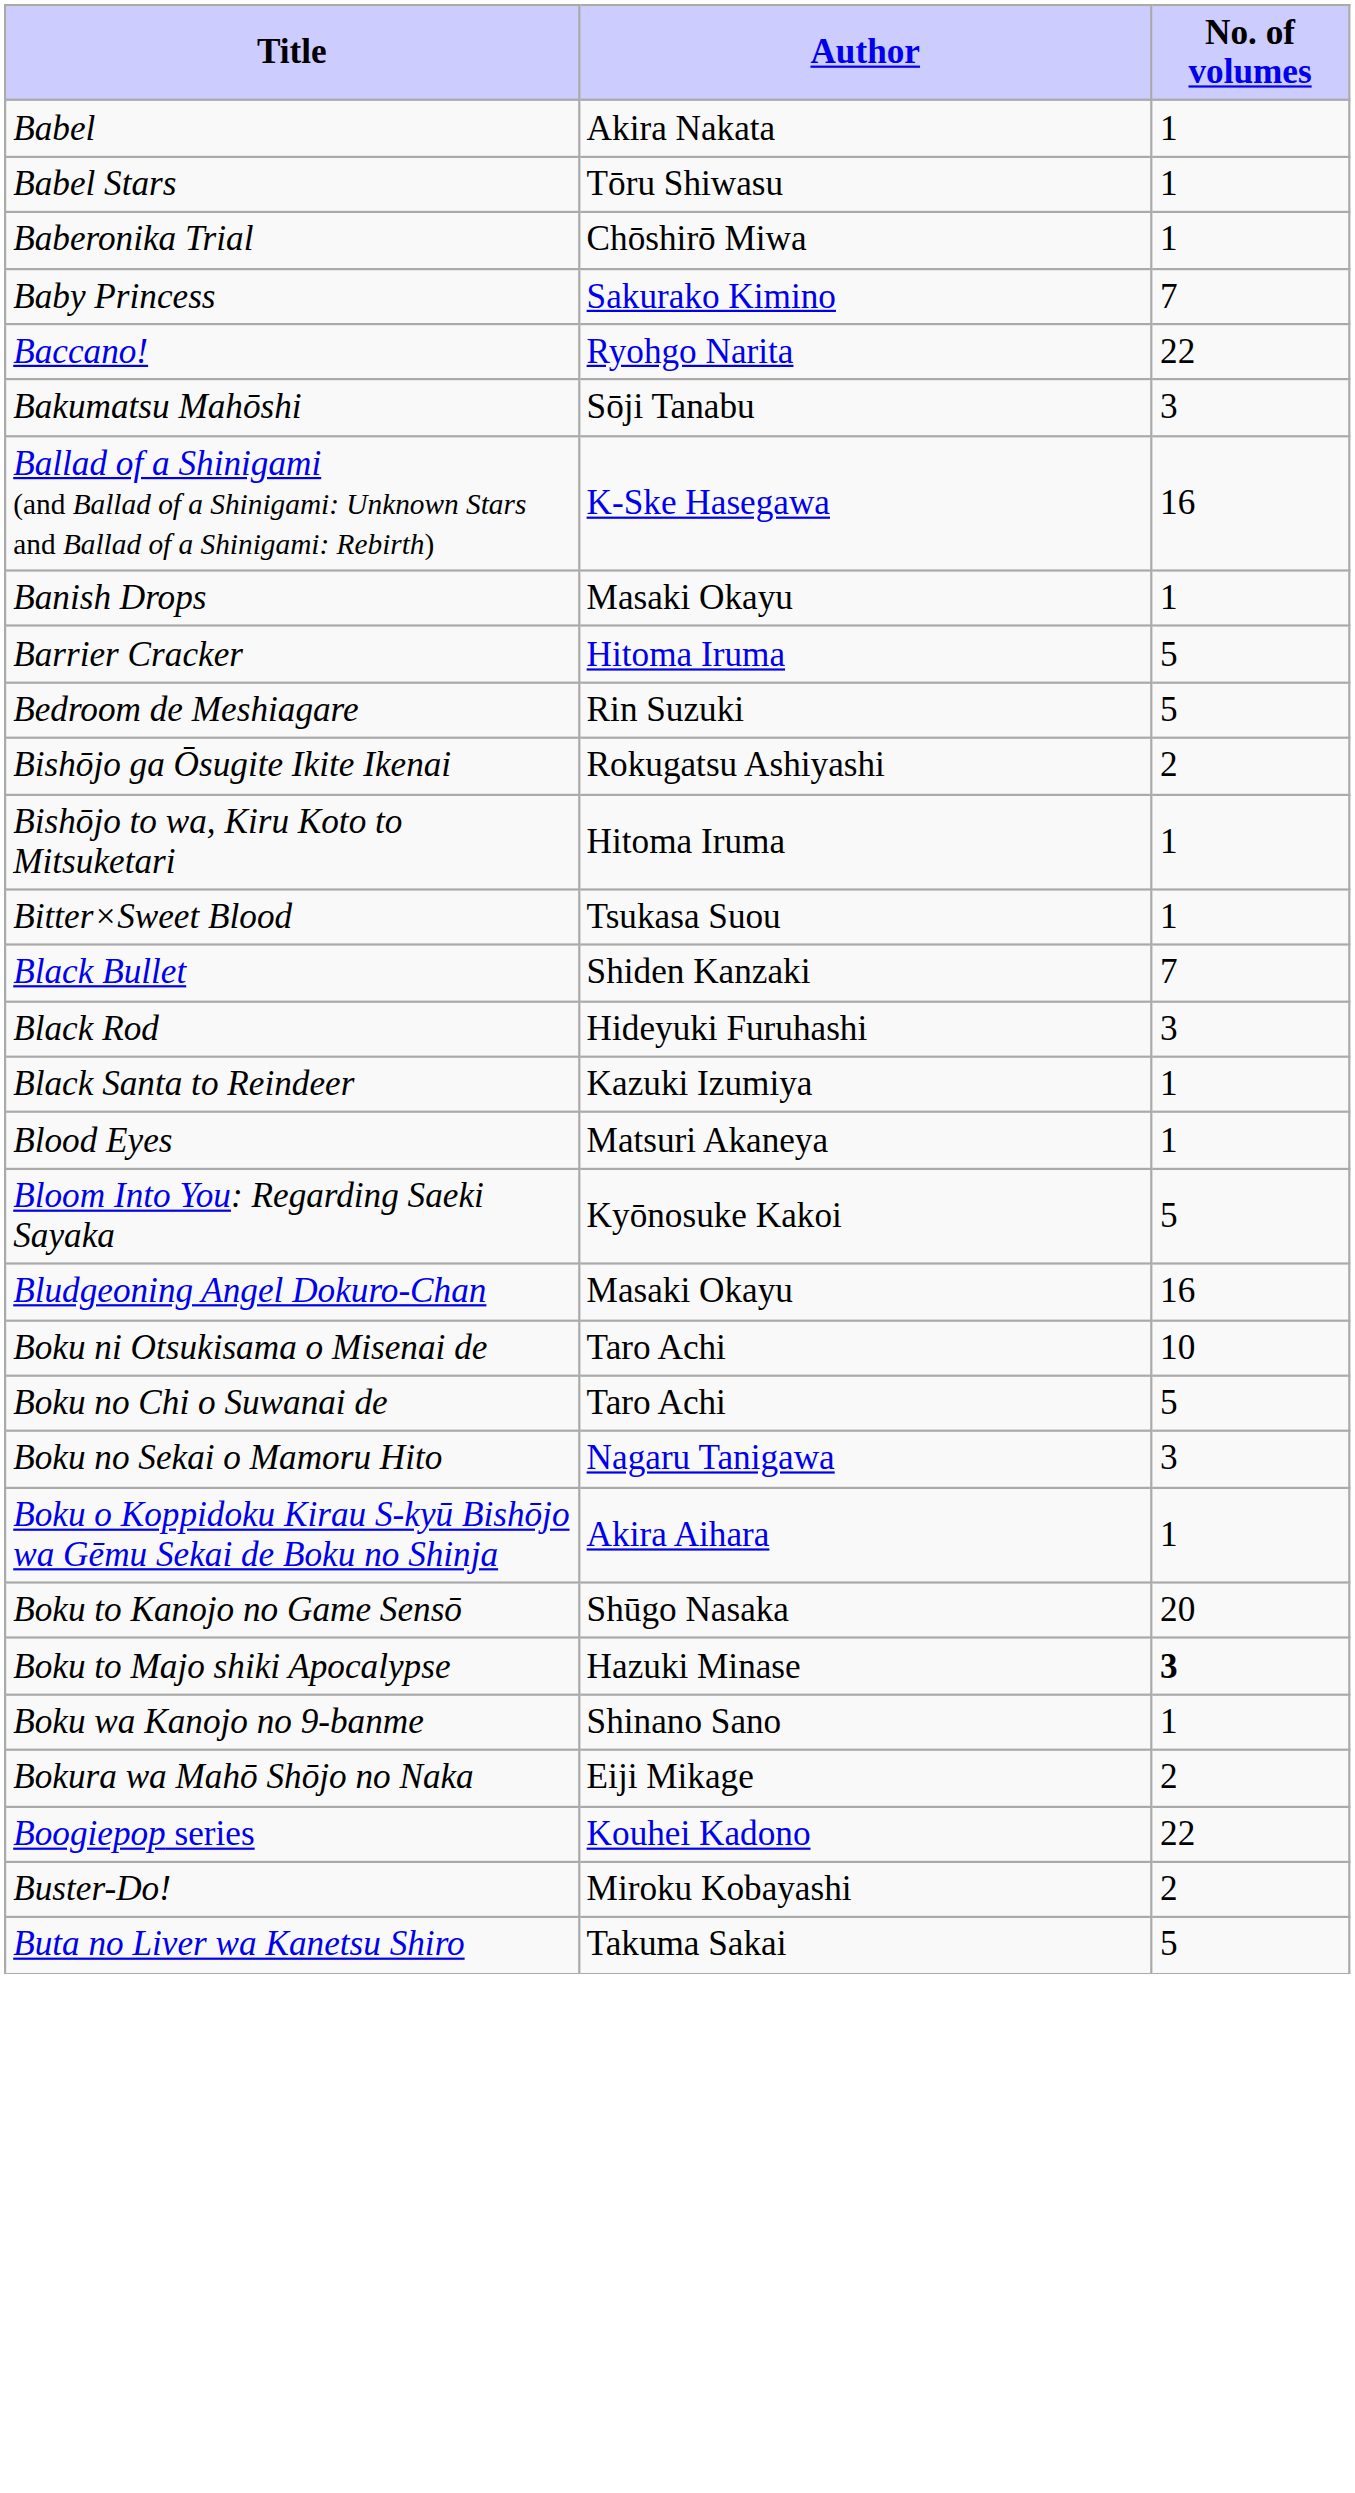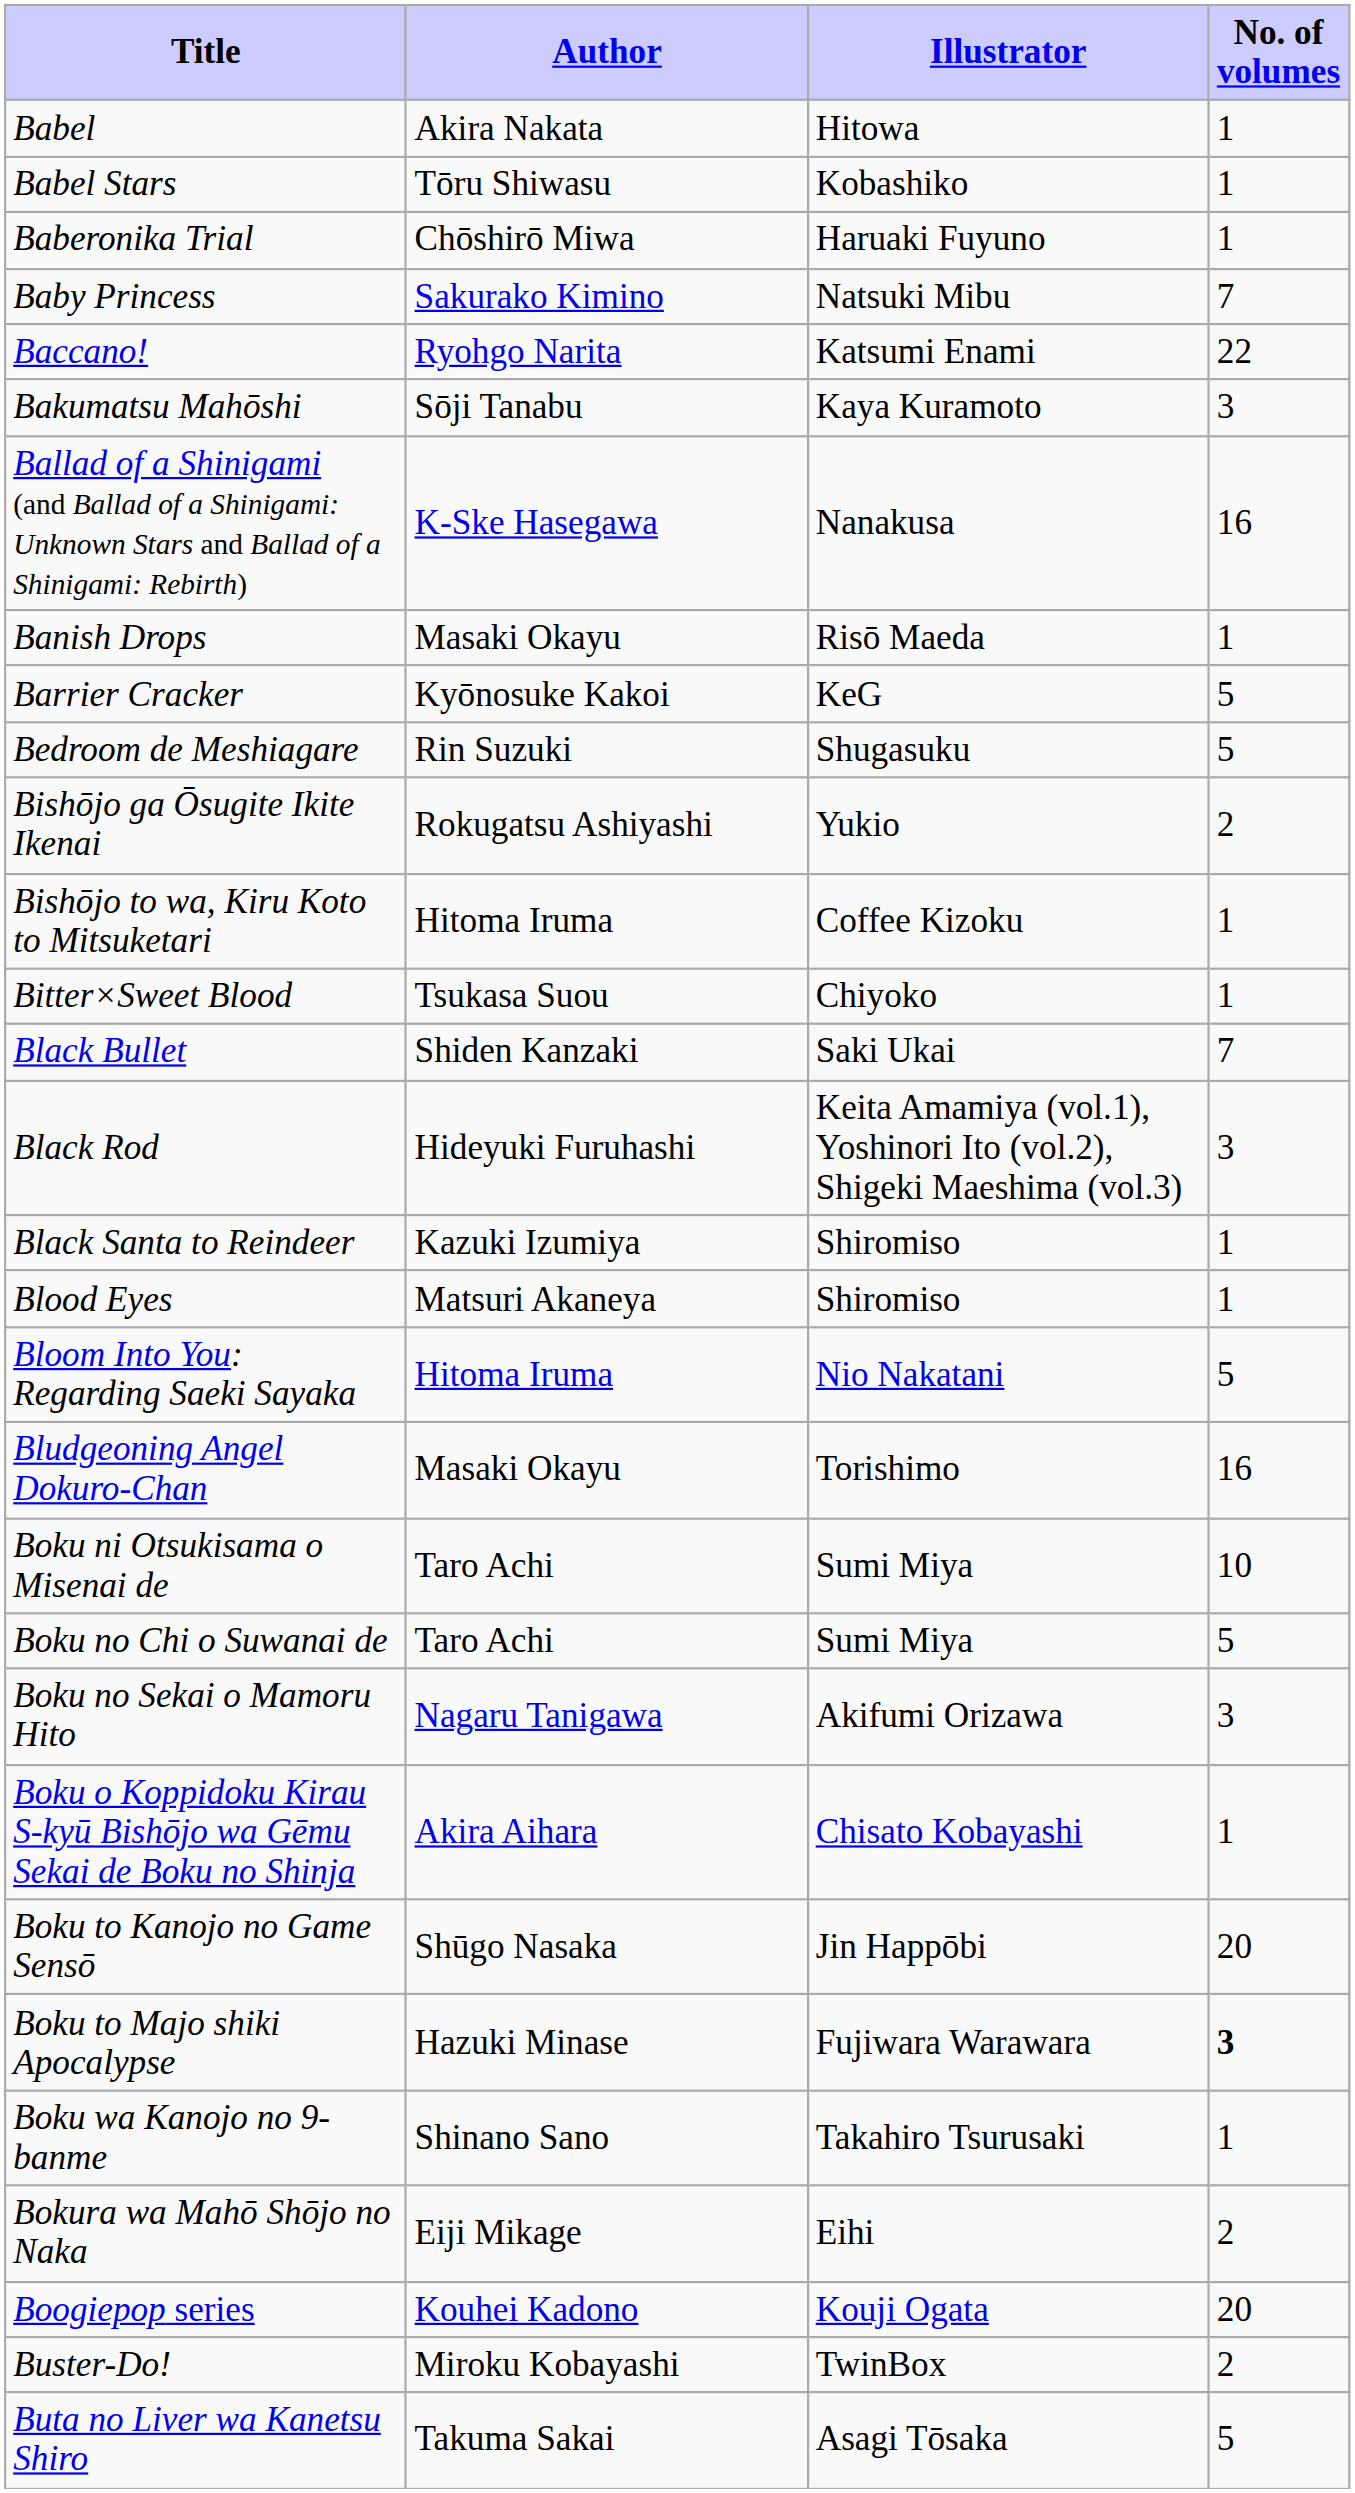+ column: (1008, 52)
(686, 653) Hitoma Iruma -> (542, 693) Kyōnosuke Kakoi
(714, 1215) Kyōnosuke Kakoi -> (514, 1373) Hitoma Iruma
(1178, 1833) 22 -> (1234, 2308) 20
